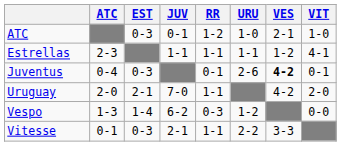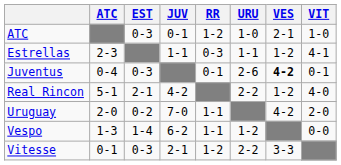(213, 53) 1-1 -> (213, 53) 0-3
+ row: (46, 92)
(142, 92) 2-1 -> (142, 111) 0-2
(213, 111) 0-3 -> (213, 131) 1-1
(213, 131) 1-1 -> (213, 150) 1-2
